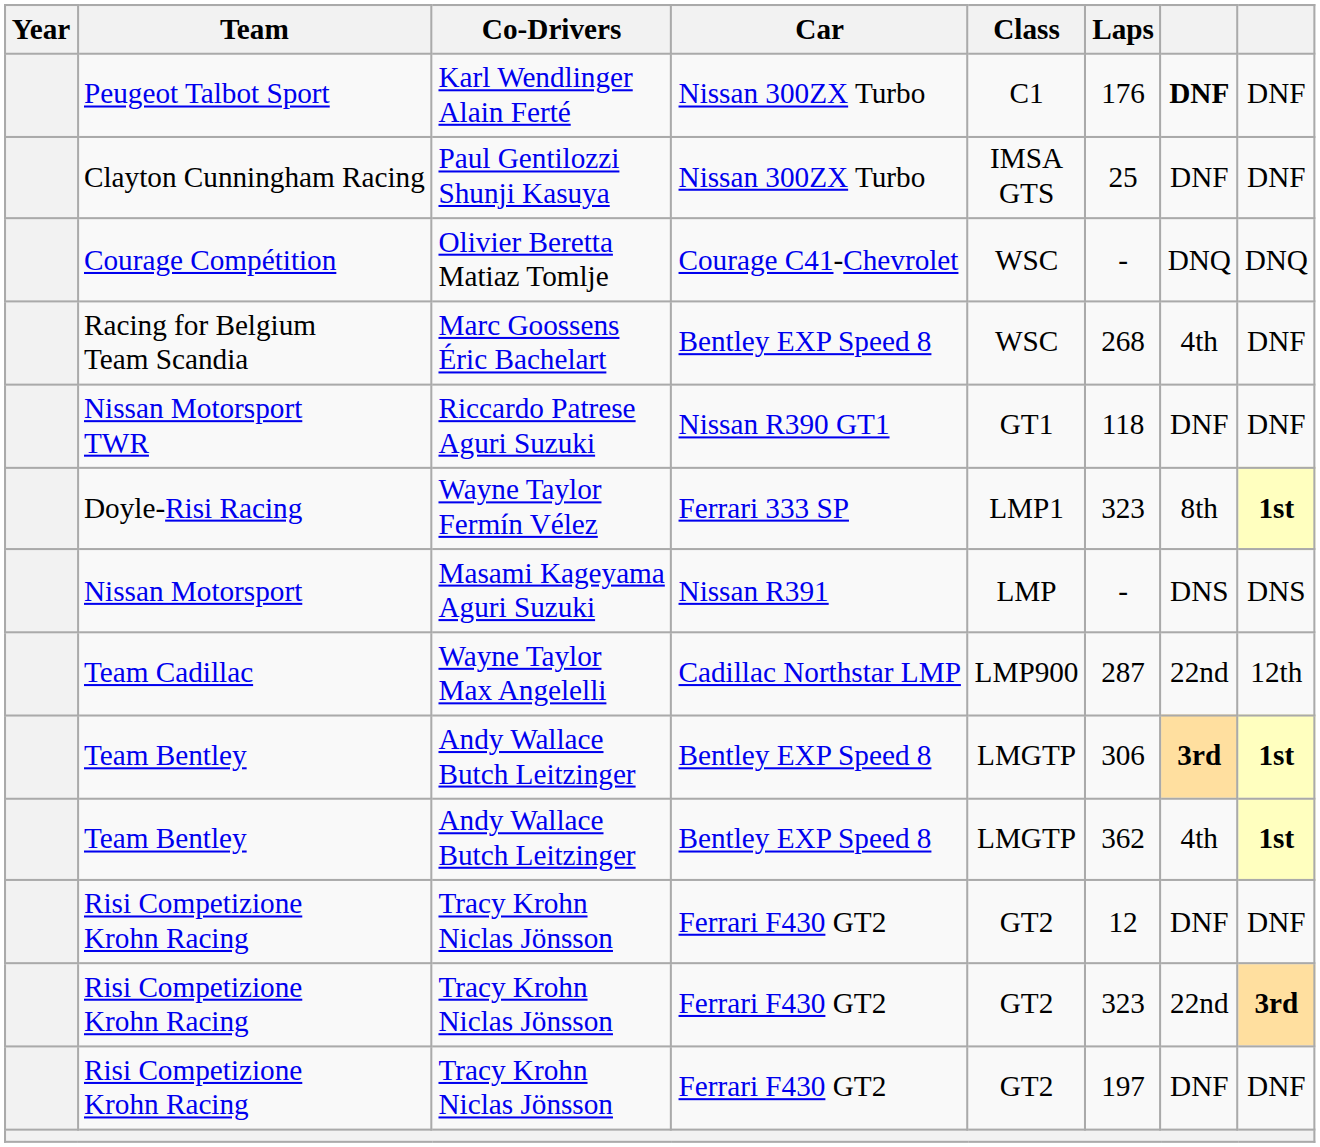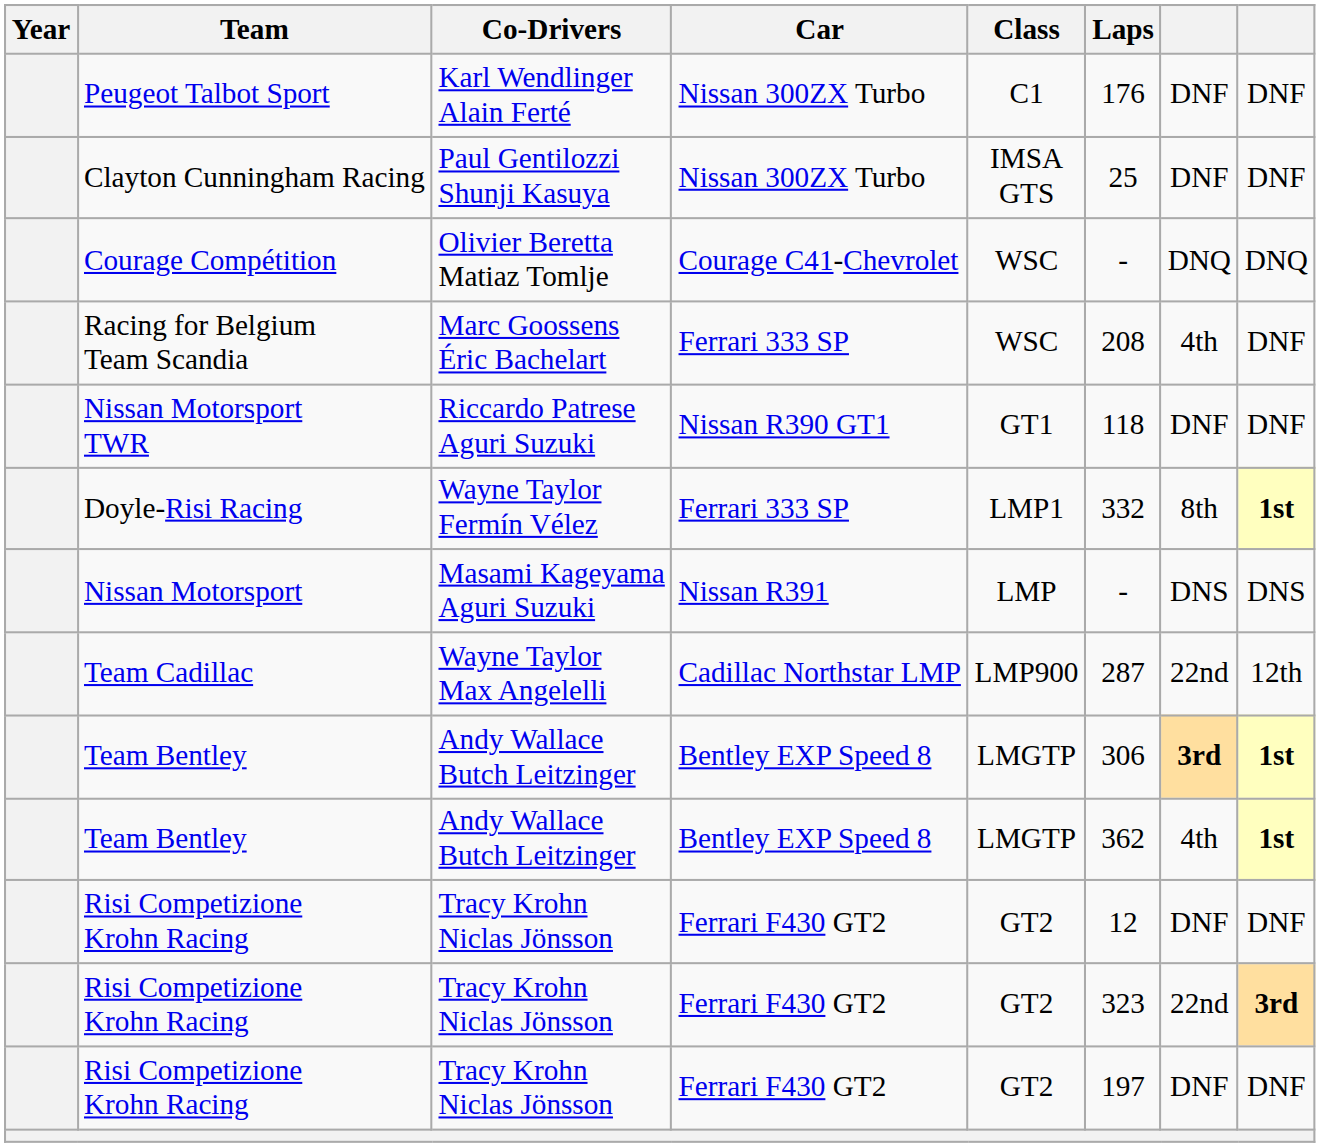(1199, 94) bold -> (1199, 94) normal
(805, 342) Bentley EXP Speed 8 -> (764, 342) Ferrari 333 SP
(1123, 342) 268 -> (1123, 342) 208
(1123, 508) 323 -> (1123, 508) 332
